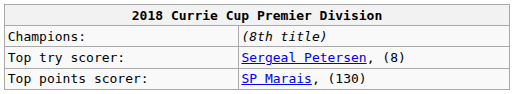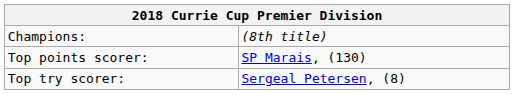rows swapped: (78, 79) <-> (66, 57)
